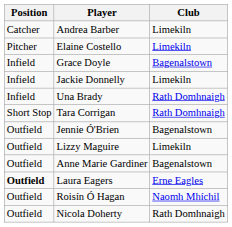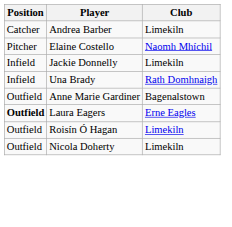(172, 46) Limekiln -> (179, 46) Naomh Mhíchil
- row: (83, 63)
- row: (86, 113)
- row: (88, 130)
- row: (88, 146)
(186, 197) Naomh Mhíchil -> (164, 130) Limekiln
(189, 213) Rath Domhnaigh -> (164, 146) Limekiln
